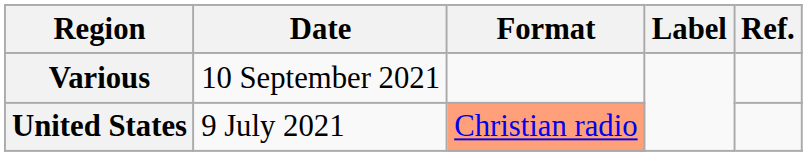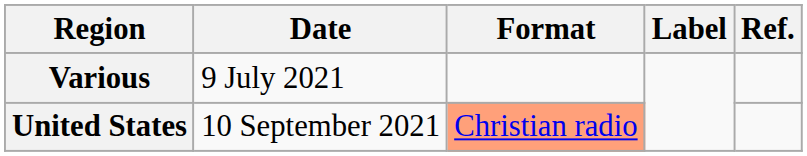(321, 77) 10 September 2021 -> (273, 77) 9 July 2021
(273, 126) 9 July 2021 -> (321, 126) 10 September 2021
